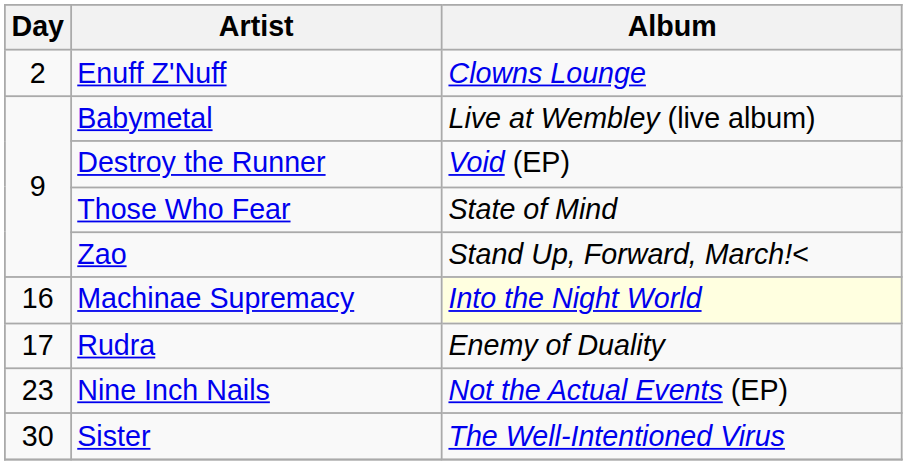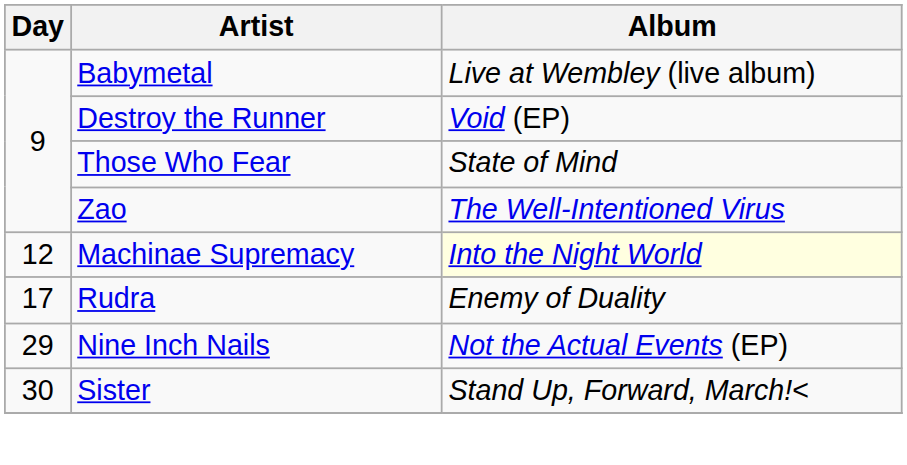- row: (152, 72)
(629, 254) Stand Up, Forward, March!< -> (617, 208) The Well-Intentioned Virus
(38, 299) 16 -> (38, 254) 12
(38, 390) 23 -> (38, 345) 29
(617, 436) The Well-Intentioned Virus -> (629, 390) Stand Up, Forward, March!<
